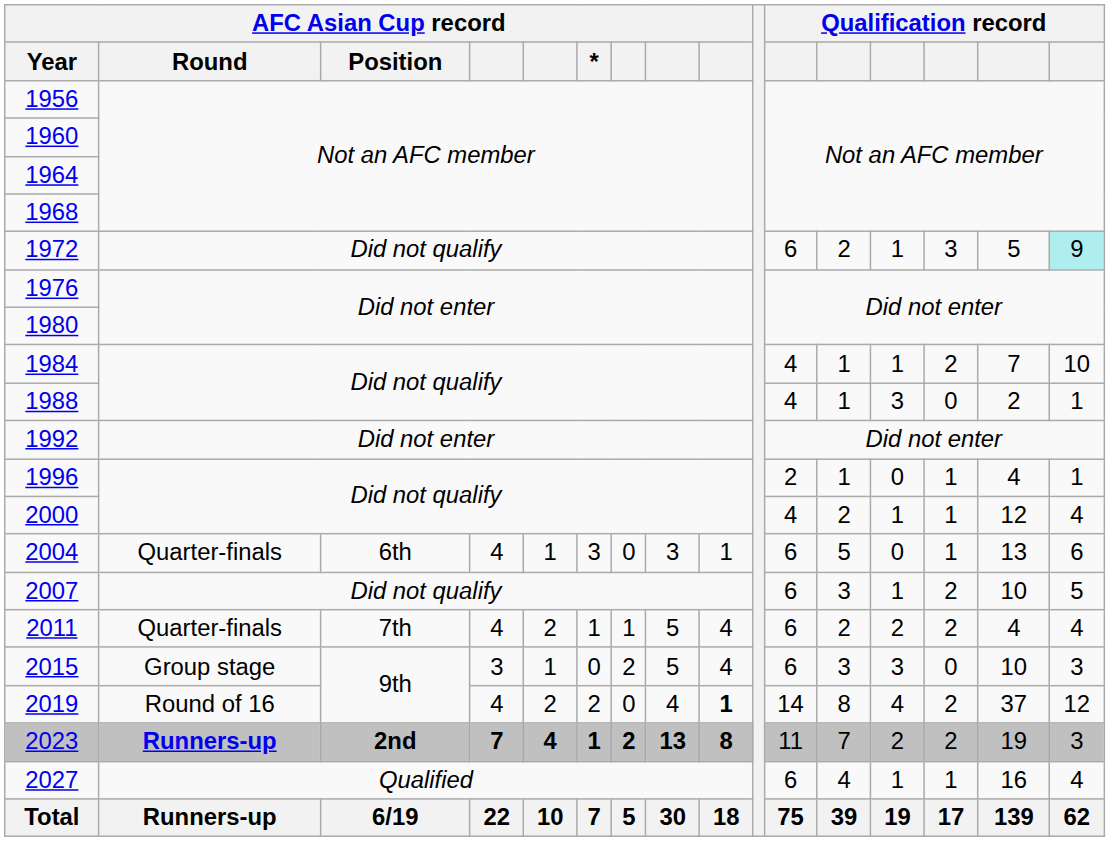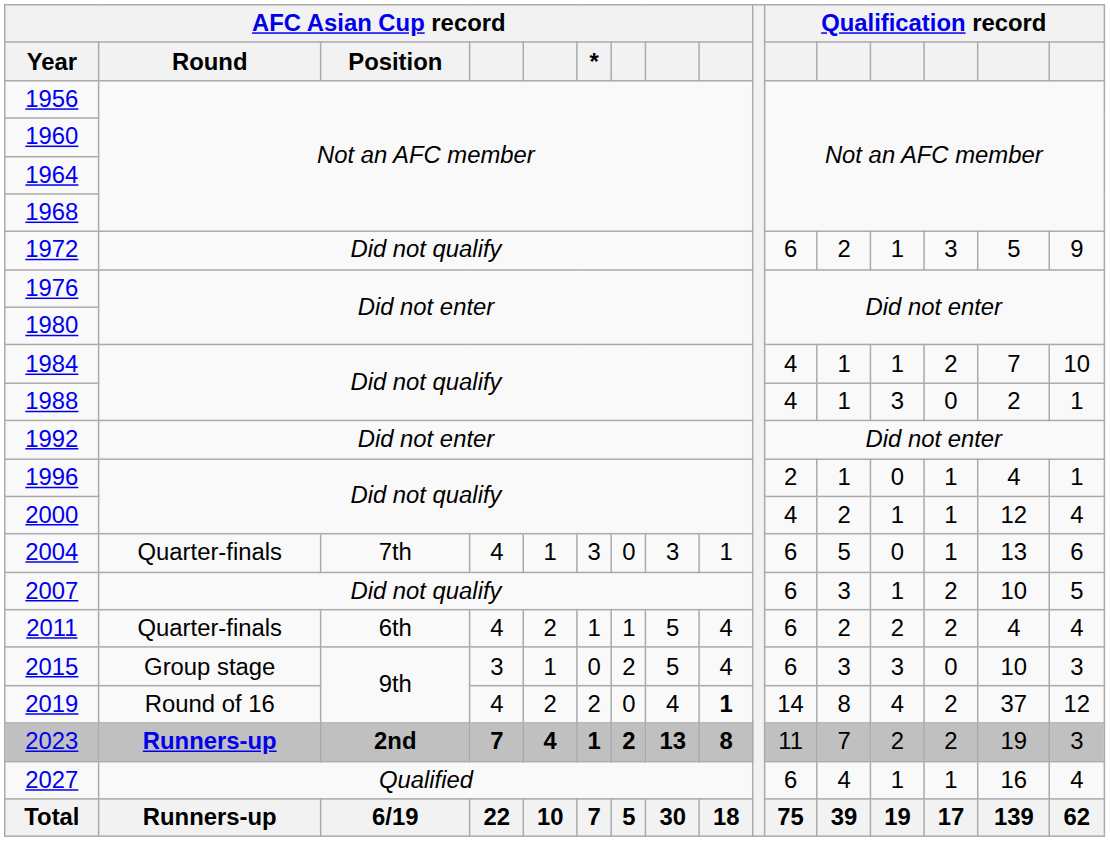(1077, 250) paleturquoise background -> (1077, 250) no background
(395, 552) 6th -> (395, 552) 7th
(395, 628) 7th -> (395, 628) 6th
